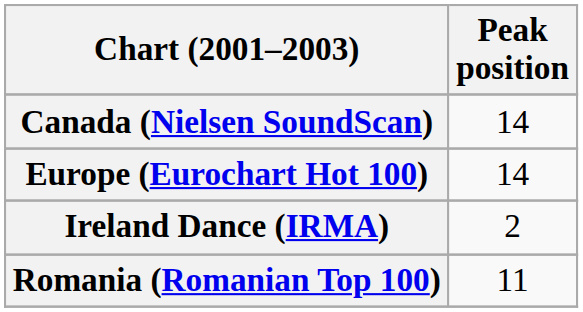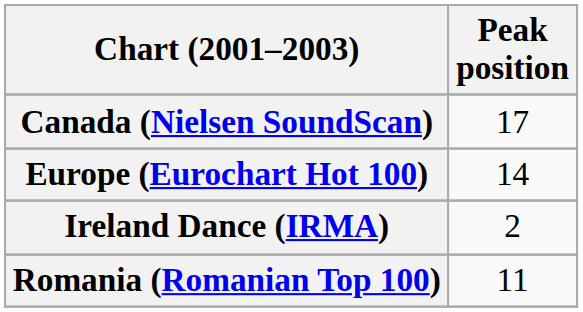(513, 121) 14 -> (513, 121) 17
